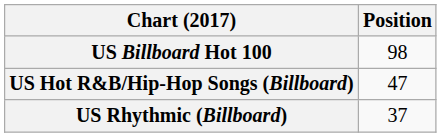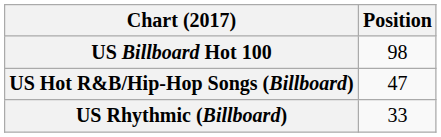(397, 115) 37 -> (397, 115) 33
